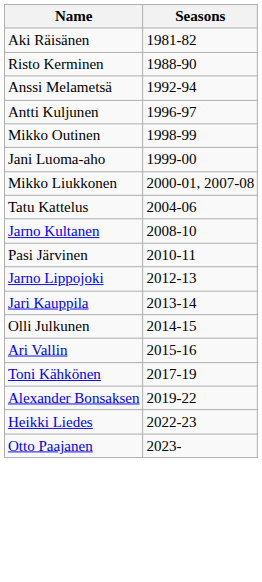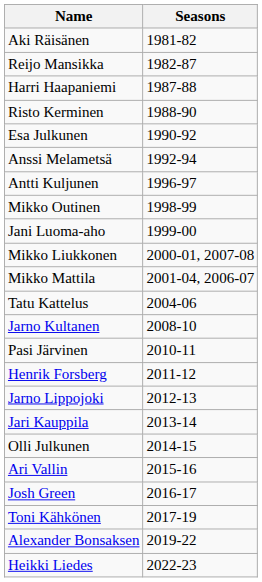+ row: (56, 64)
+ row: (62, 87)
+ row: (48, 135)
+ row: (52, 278)
+ row: (57, 374)
+ row: (42, 493)
- row: (50, 445)
